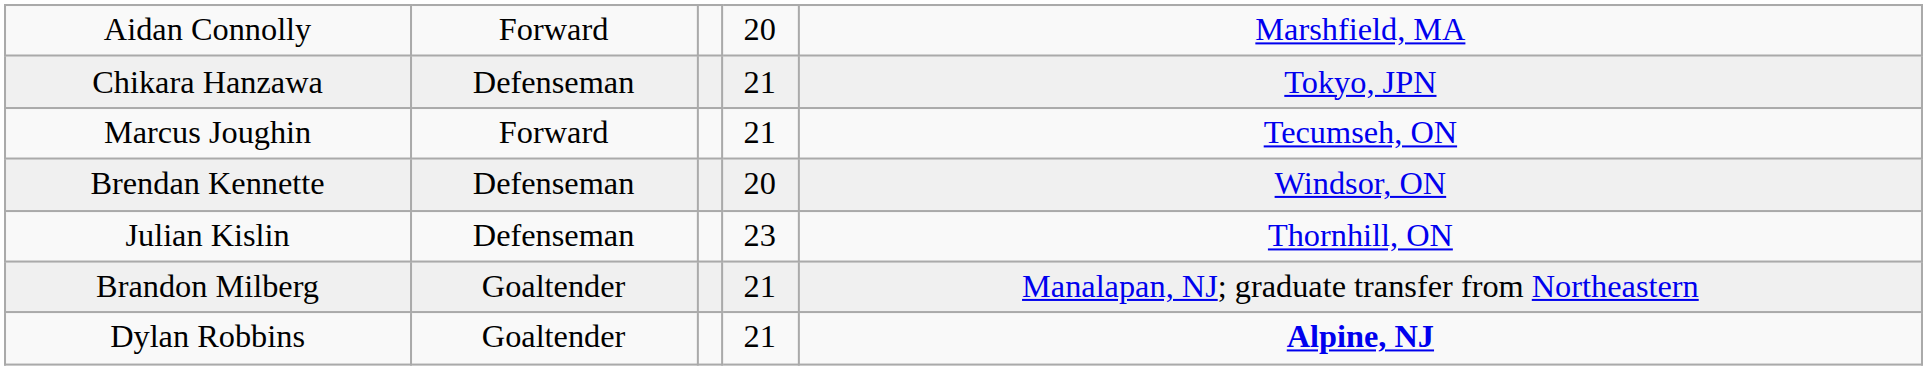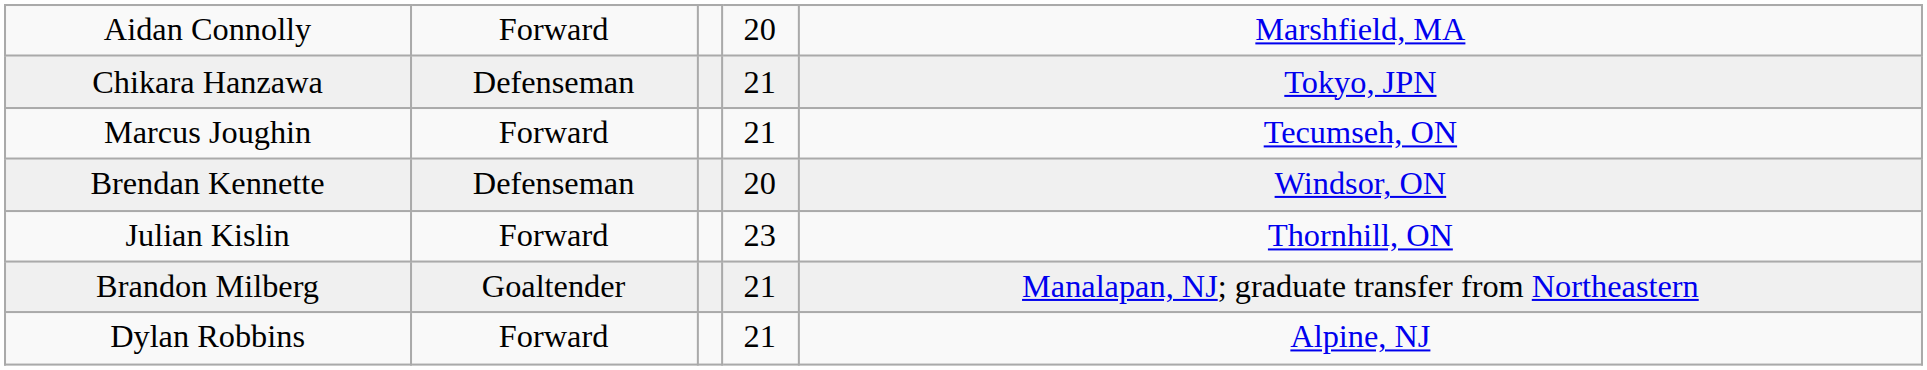(554, 235) Defenseman -> (554, 235) Forward
(554, 337) Goaltender -> (554, 337) Forward
(1360, 337) bold -> (1360, 337) normal
